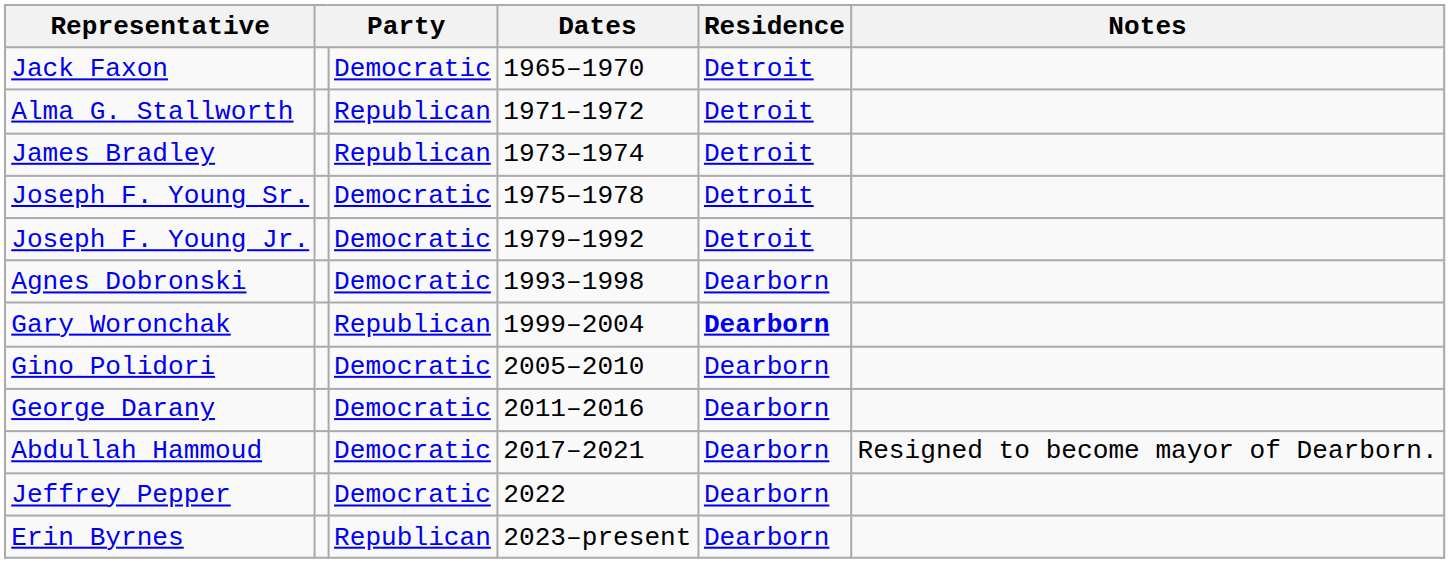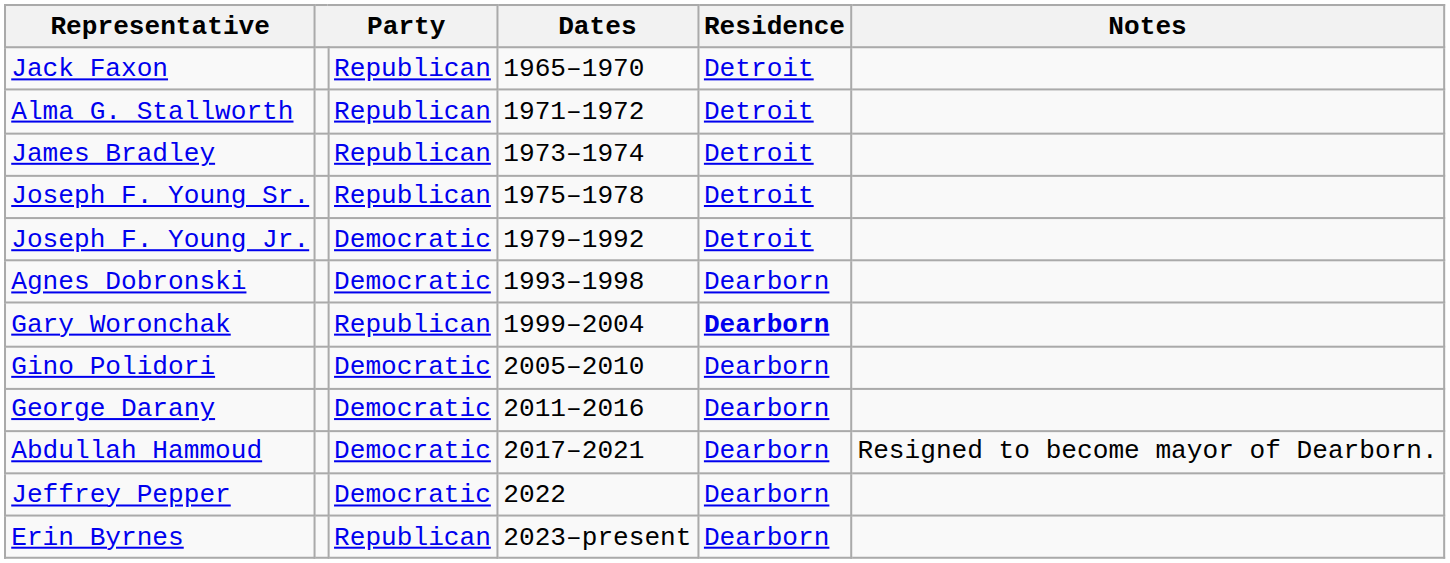(412, 69) Democratic -> (412, 69) Republican
(412, 197) Democratic -> (412, 197) Republican
